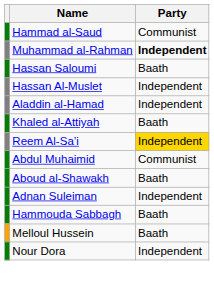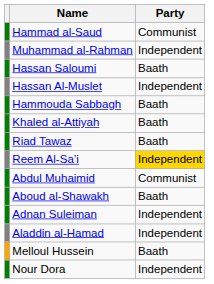(172, 50) bold -> (170, 50) normal
rows swapped: (67, 214) <-> (58, 104)
+ row: (42, 141)
